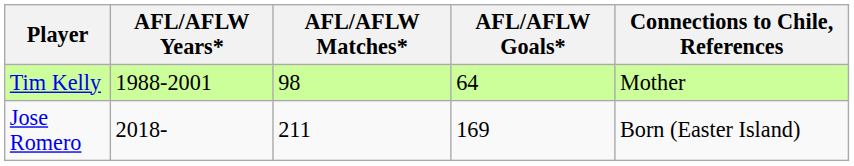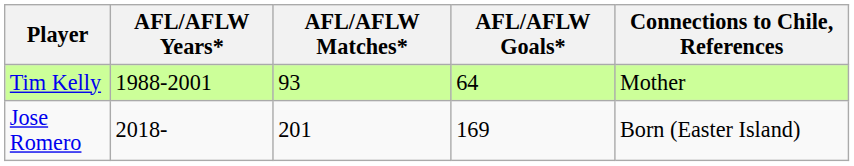(289, 82) 98 -> (289, 82) 93
(295, 130) 211 -> (295, 130) 201
